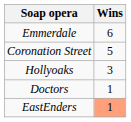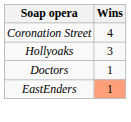- row: (49, 32)
(110, 51) 5 -> (110, 32) 4
